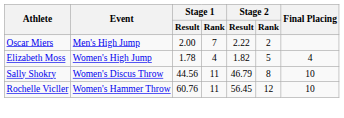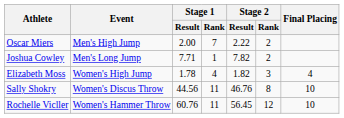+ row: (35, 58)
(268, 58) 5 -> (268, 74) 3
(241, 74) 46.79 -> (241, 90) 46.76
